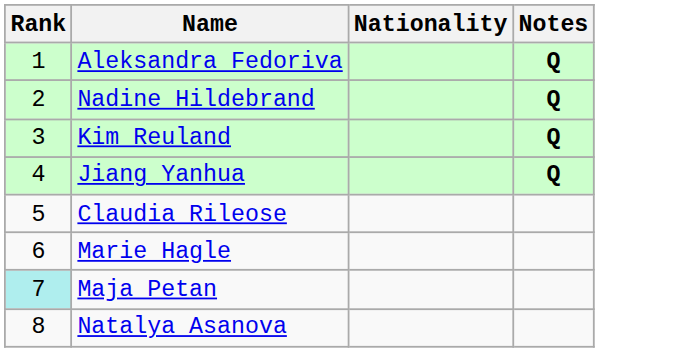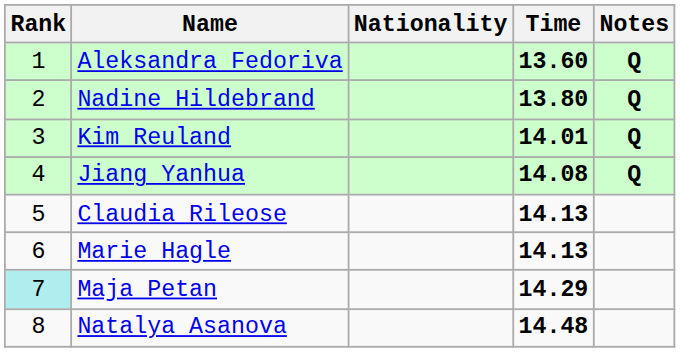+ column: (553, 24)
